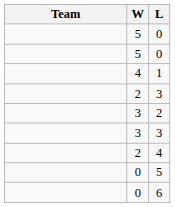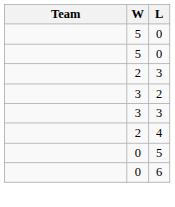- row: (138, 73)
